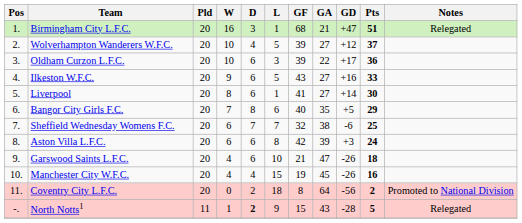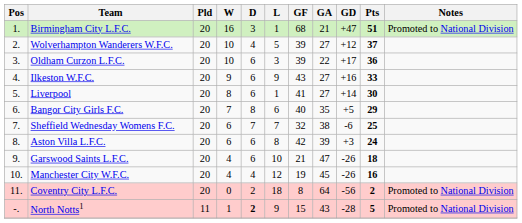(451, 28) Relegated -> (451, 28) Promoted to National Division
(277, 77) 5 -> (277, 77) 9
(277, 175) 15 -> (277, 175) 12
(451, 208) Relegated -> (451, 208) Promoted to National Division
